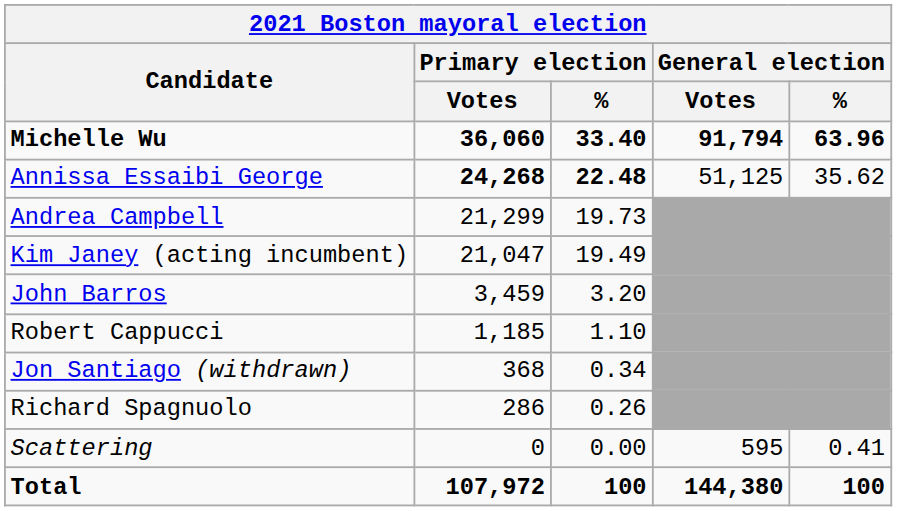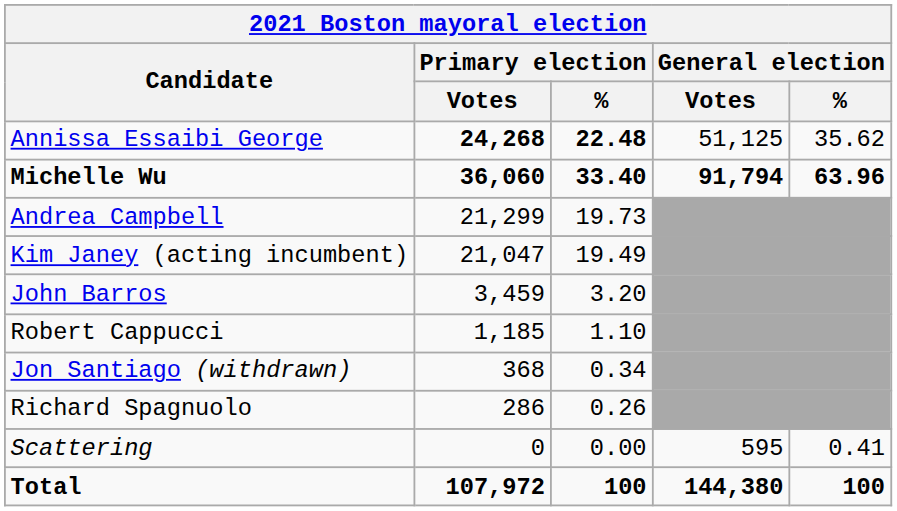rows swapped: (89, 140) <-> (167, 178)
